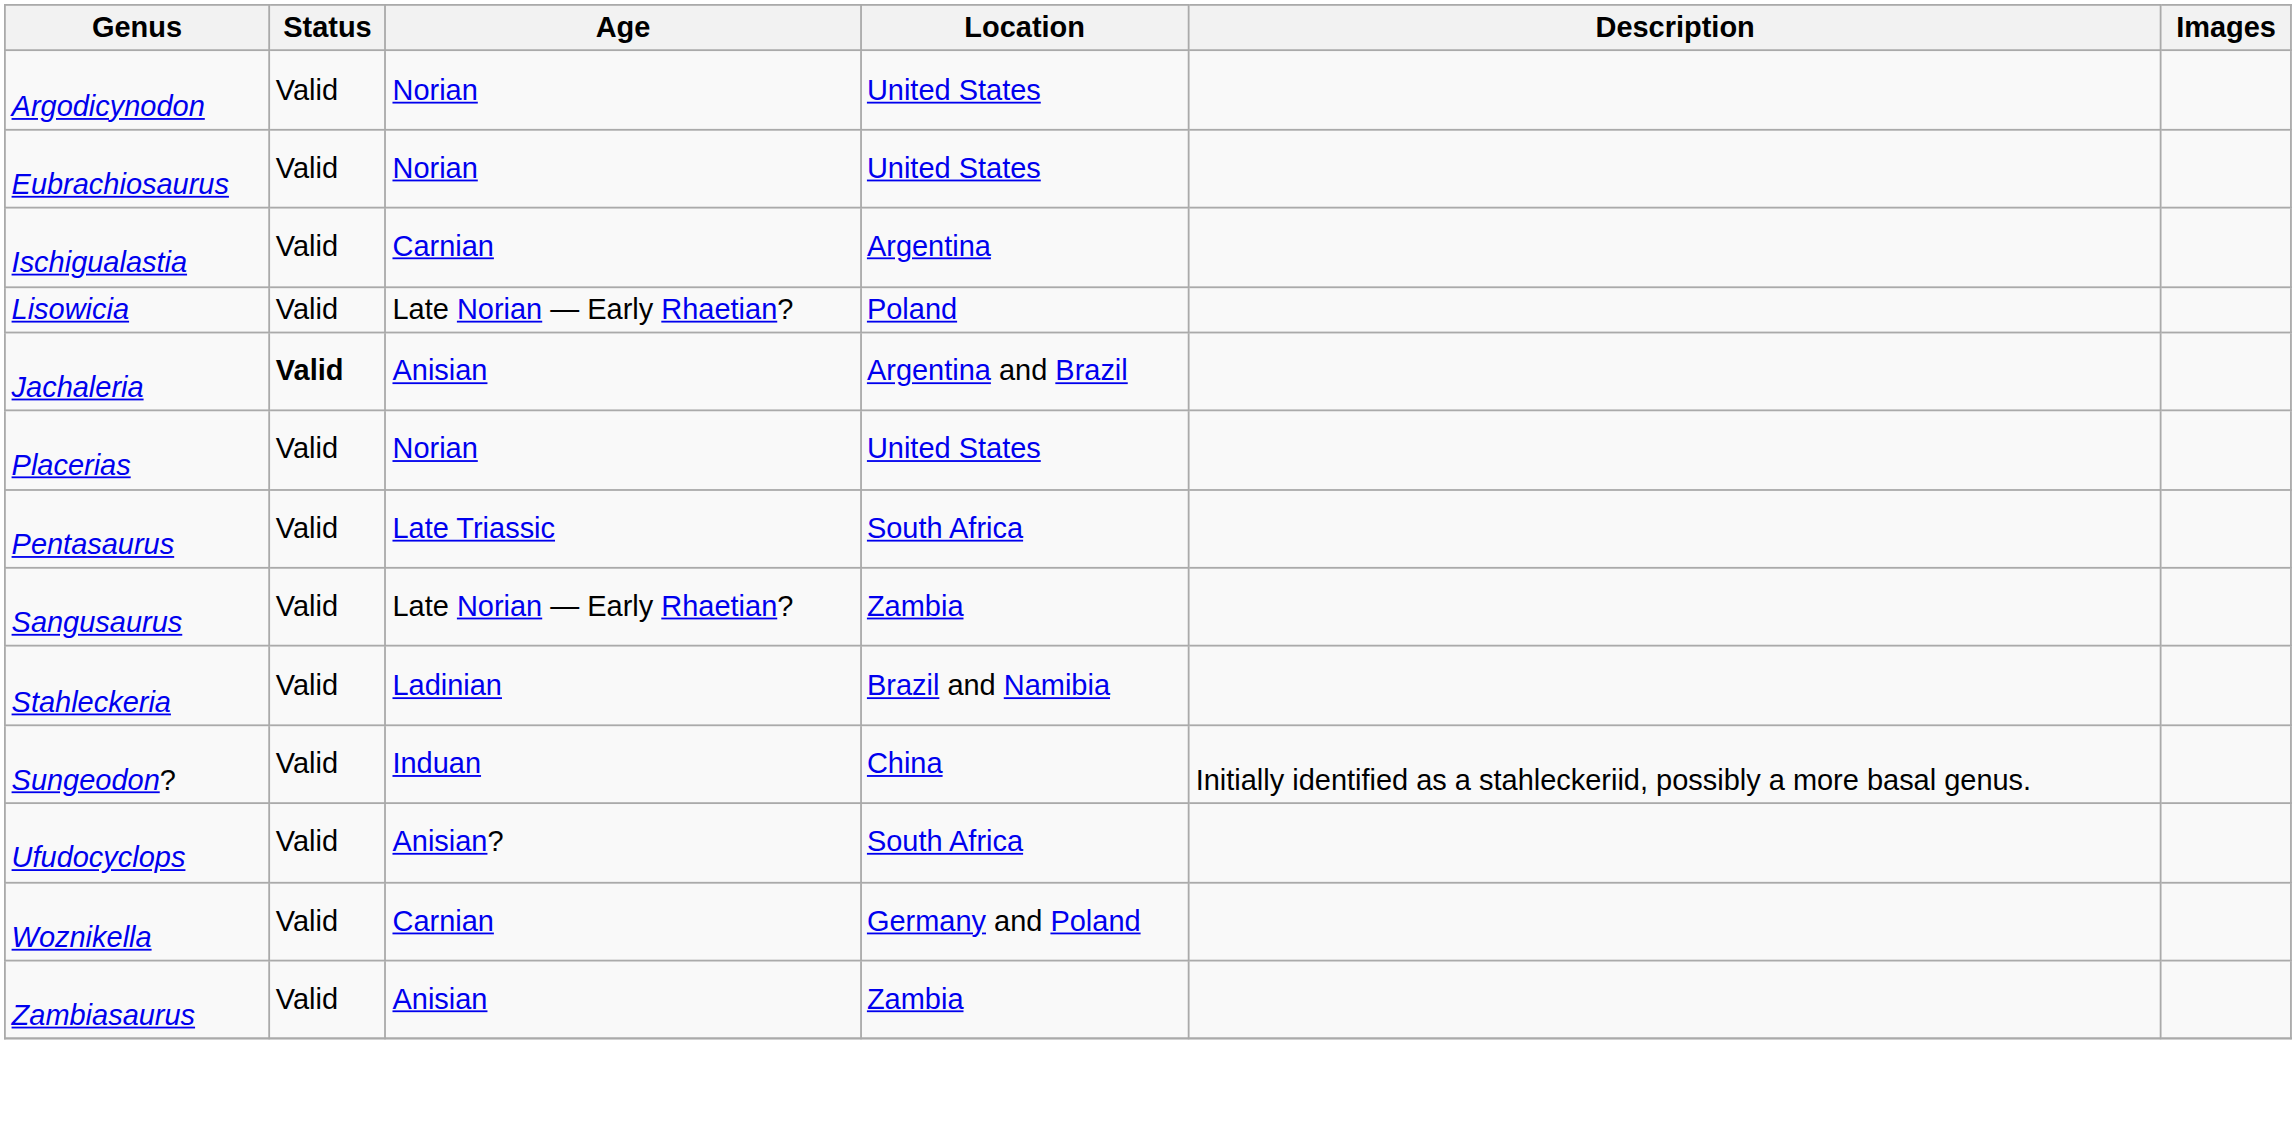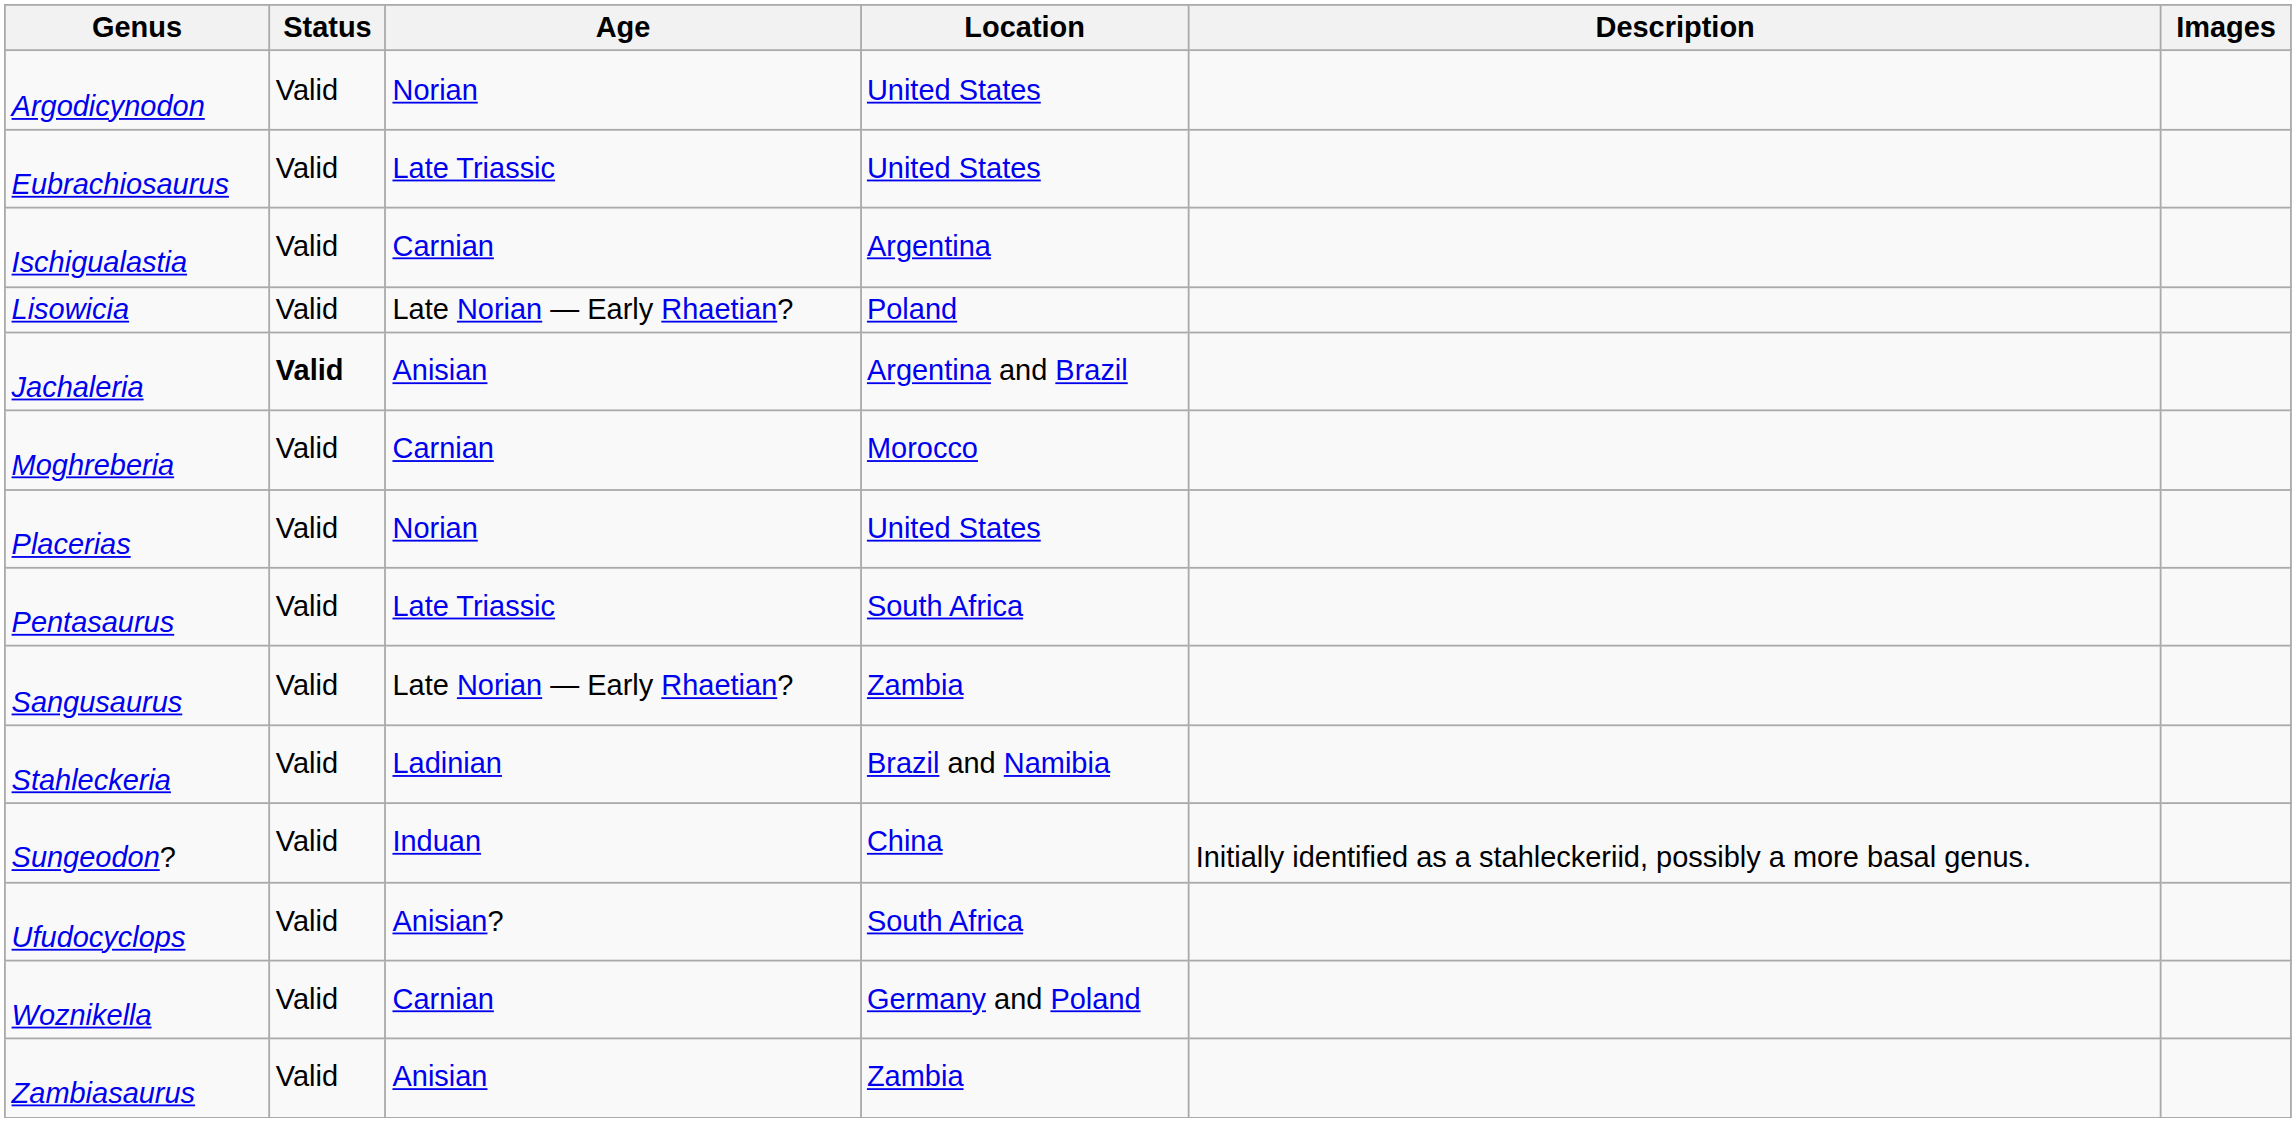(435, 168) Norian -> (474, 168) Late Triassic
+ row: (93, 465)
